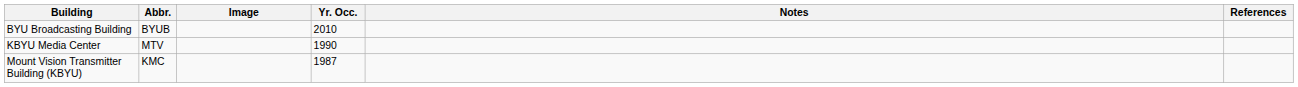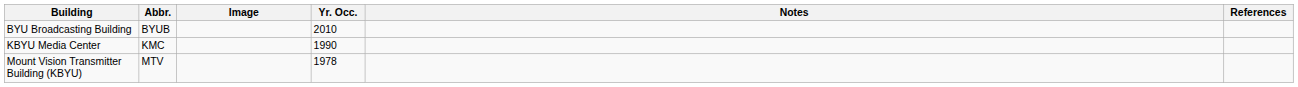(152, 45) MTV -> (153, 45) KMC
(153, 62) KMC -> (152, 62) MTV
(325, 62) 1987 -> (325, 62) 1978
